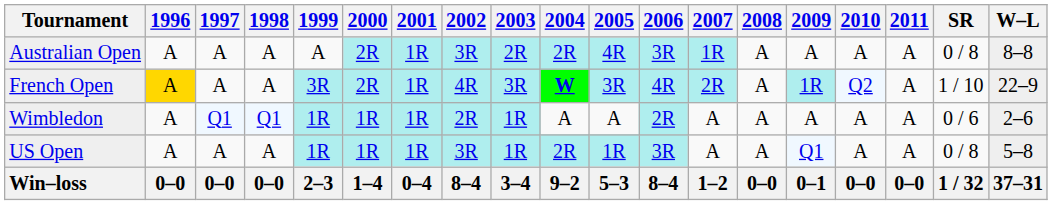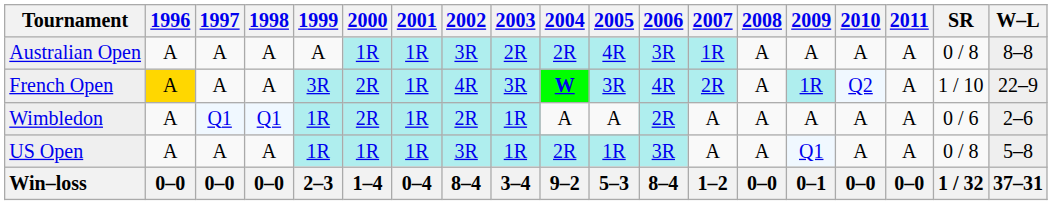(368, 52) 2R -> (368, 52) 1R
(368, 117) 1R -> (368, 117) 2R
